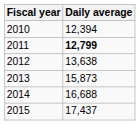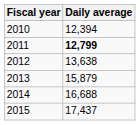(81, 78) 15,873 -> (81, 78) 15,879
